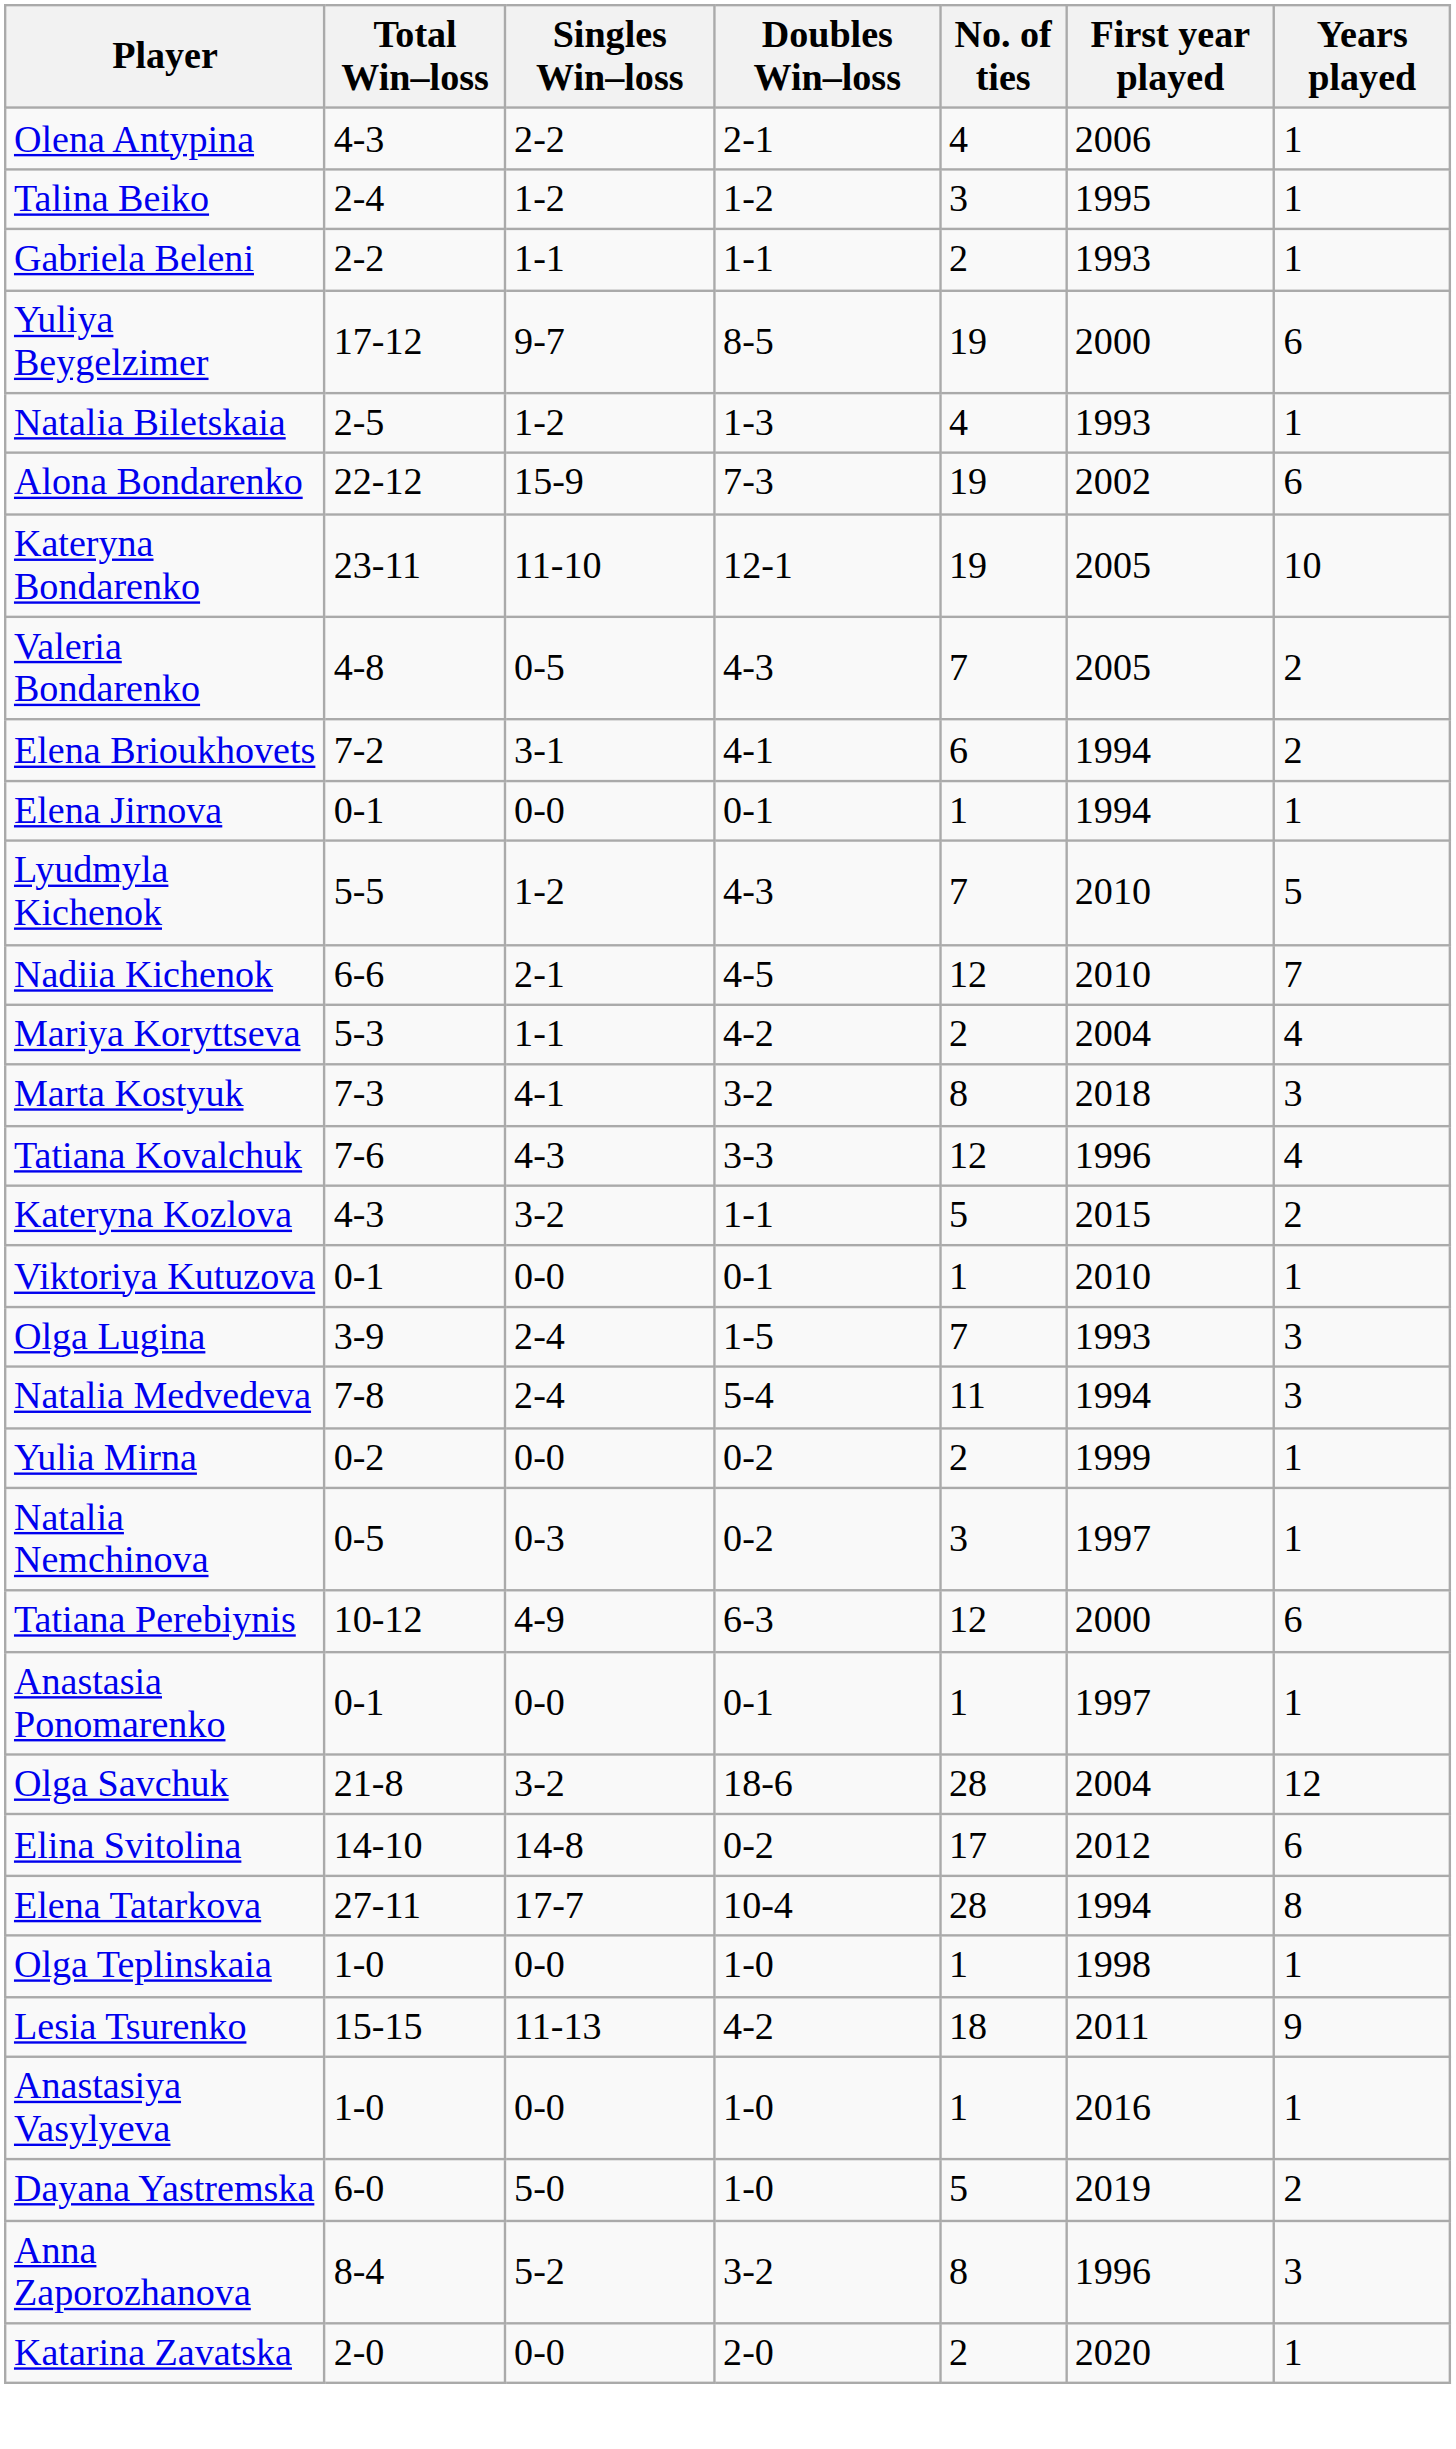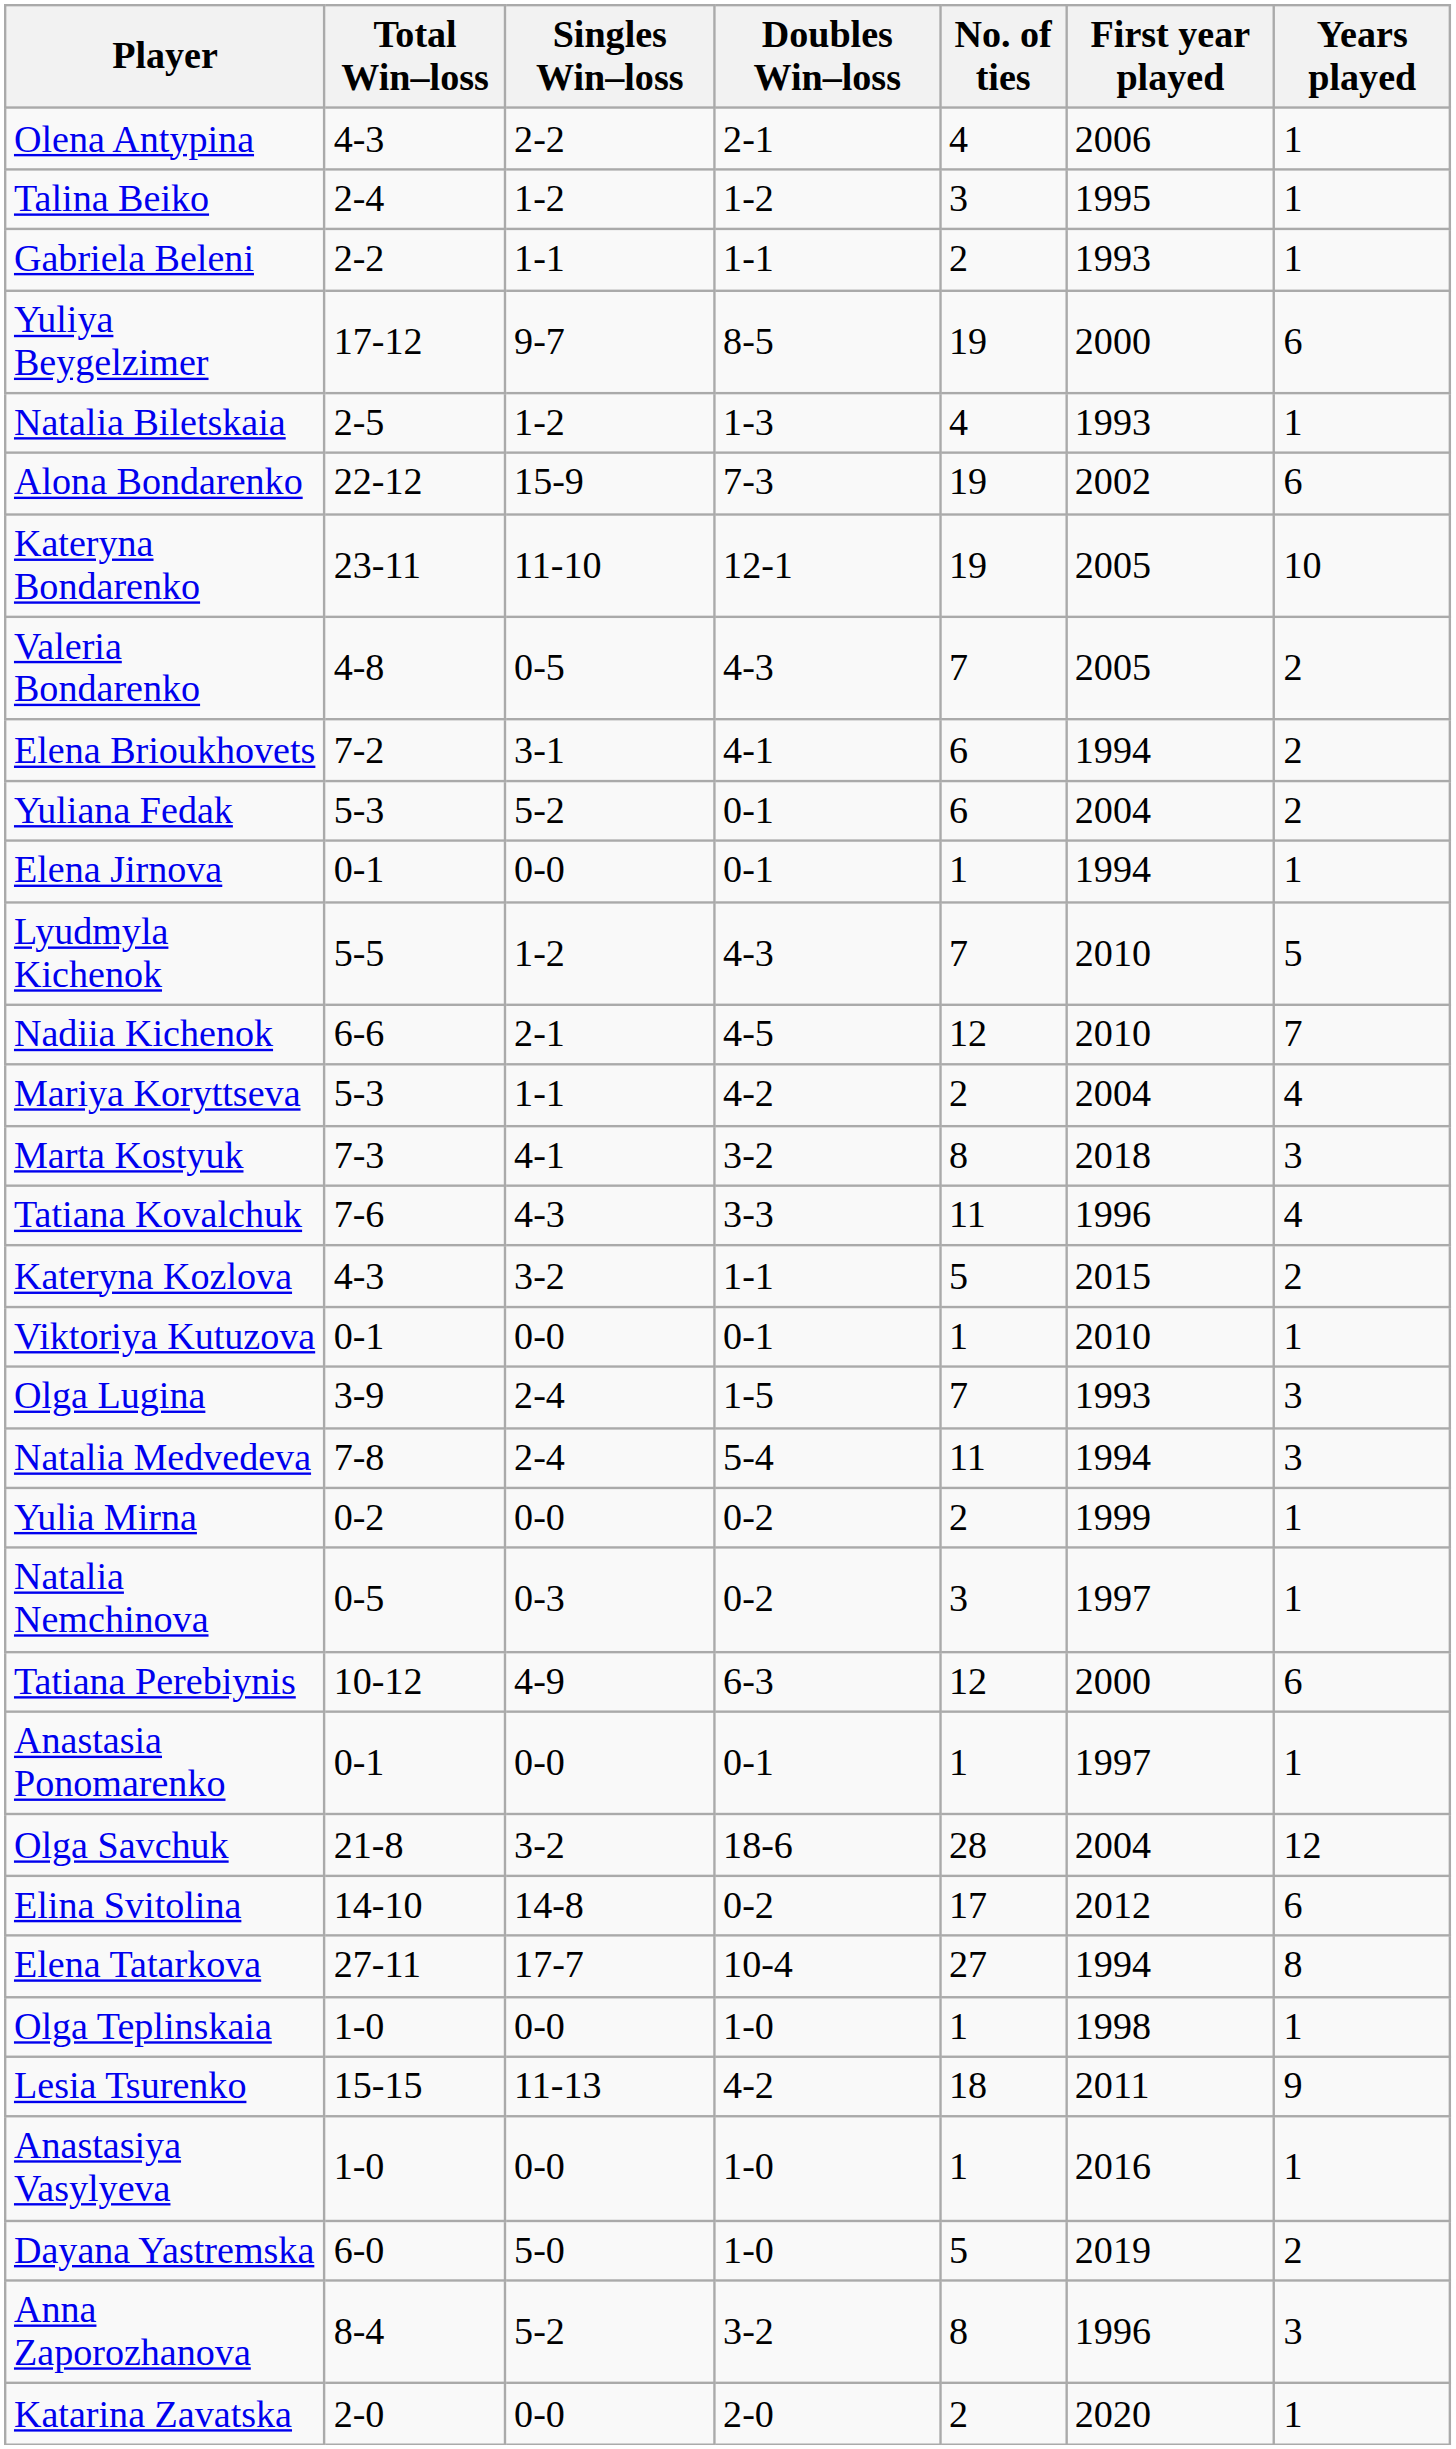+ row: (123, 809)
(968, 1154) 12 -> (967, 1215) 11
(968, 1904) 28 -> (968, 1965) 27
